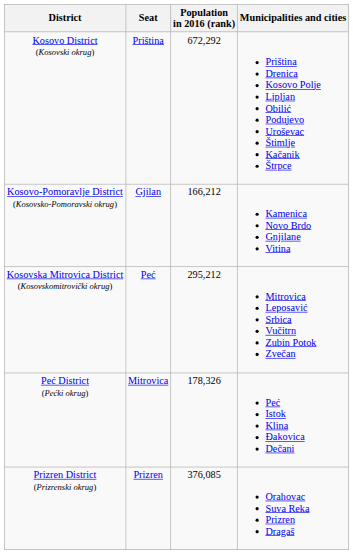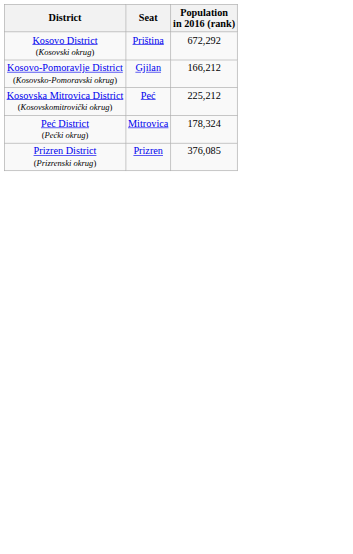- column: (293, 18)
(204, 275) 295,212 -> (204, 95) 225,212
(204, 380) 178,326 -> (204, 123) 178,324
